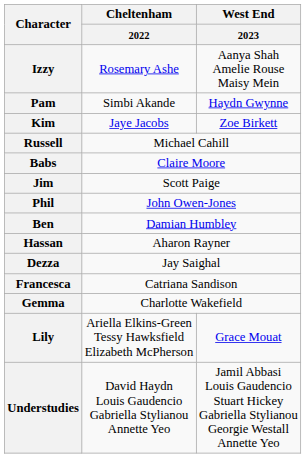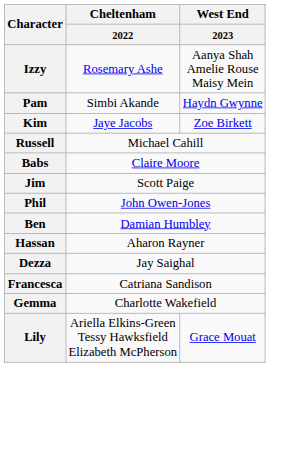- row: (43, 407)
